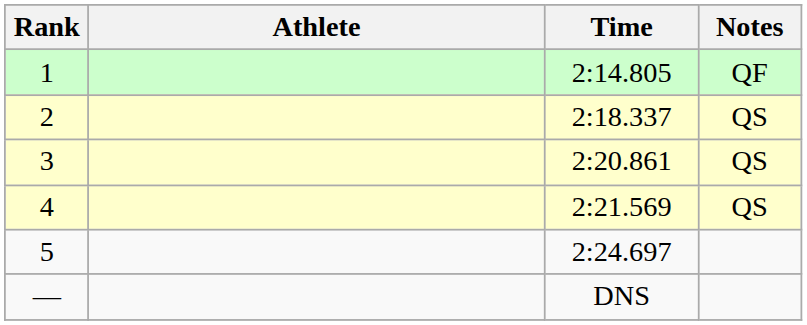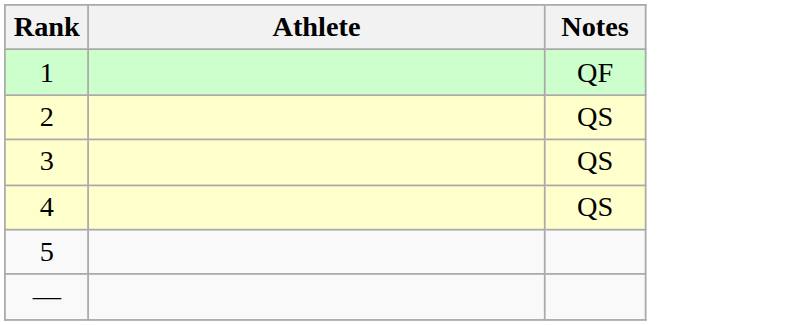- column: (622, 26)
